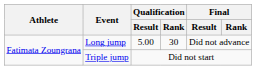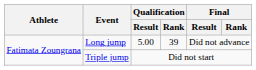(174, 42) 30 -> (174, 42) 39
